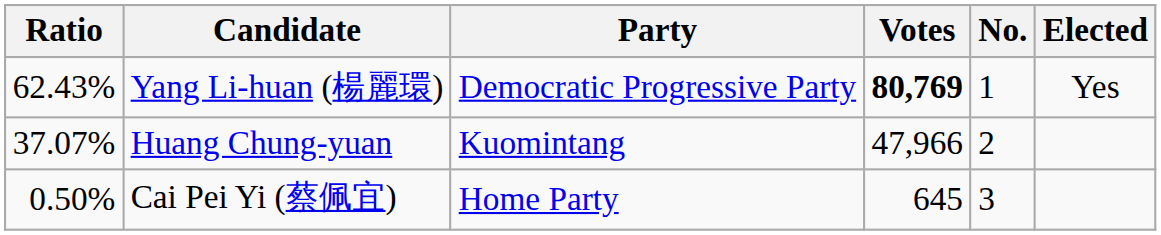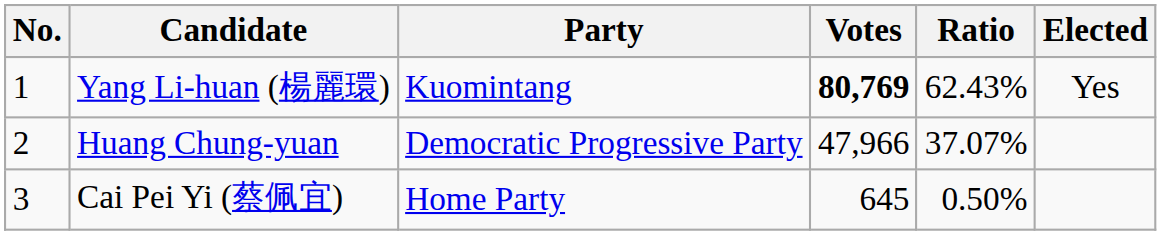columns swapped: (1003, 30) <-> (64, 30)
(657, 86) Democratic Progressive Party -> (488, 86) Kuomintang
(542, 142) Kuomintang -> (604, 142) Democratic Progressive Party
